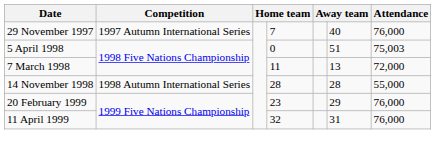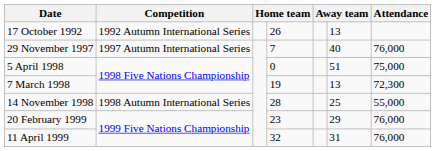+ row: (45, 31)
(389, 48) 75,003 -> (389, 66) 75,000
(275, 66) 11 -> (275, 84) 19
(389, 66) 72,000 -> (389, 84) 72,300
(335, 84) 28 -> (335, 102) 25
